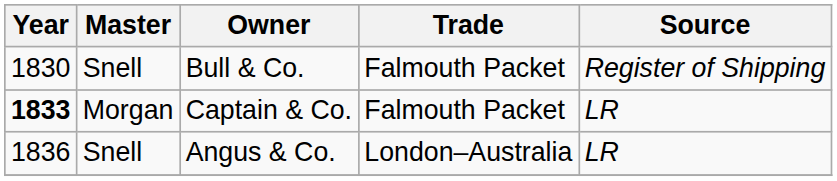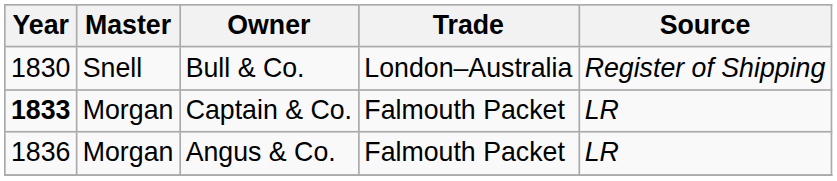(465, 68) Falmouth Packet -> (468, 68) London–Australia
(112, 152) Snell -> (128, 152) Morgan
(468, 152) London–Australia -> (465, 152) Falmouth Packet
